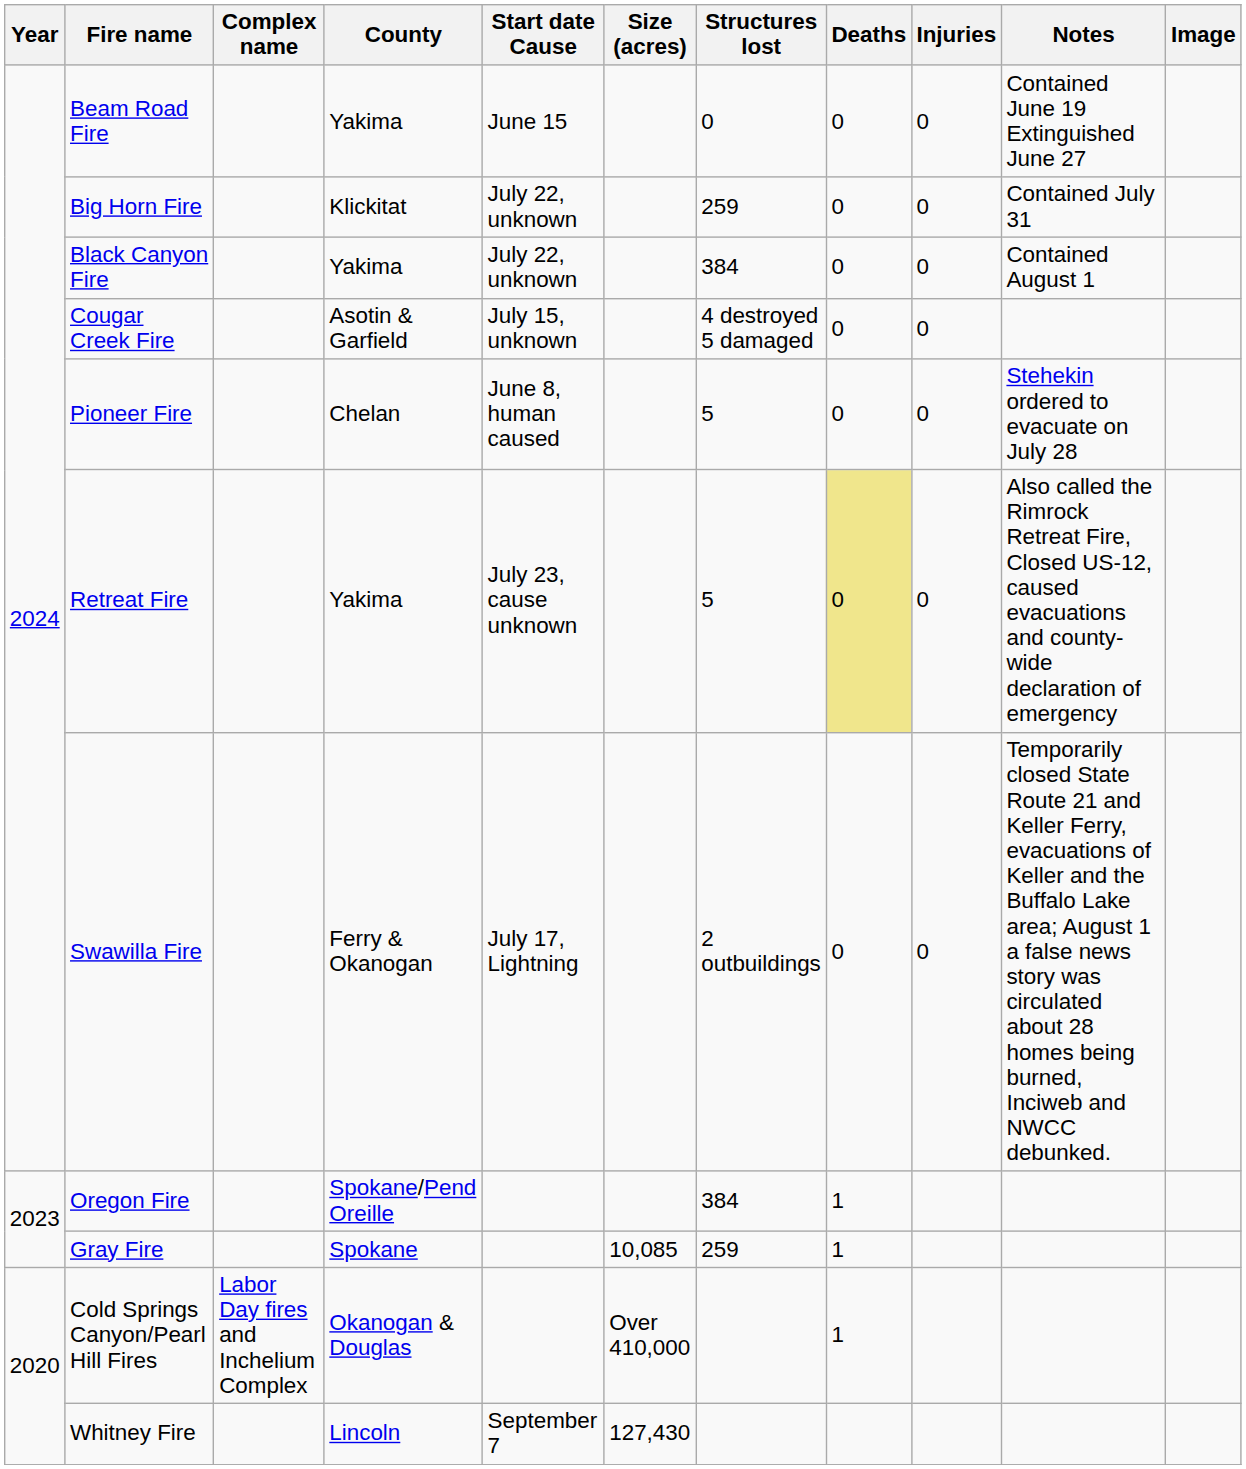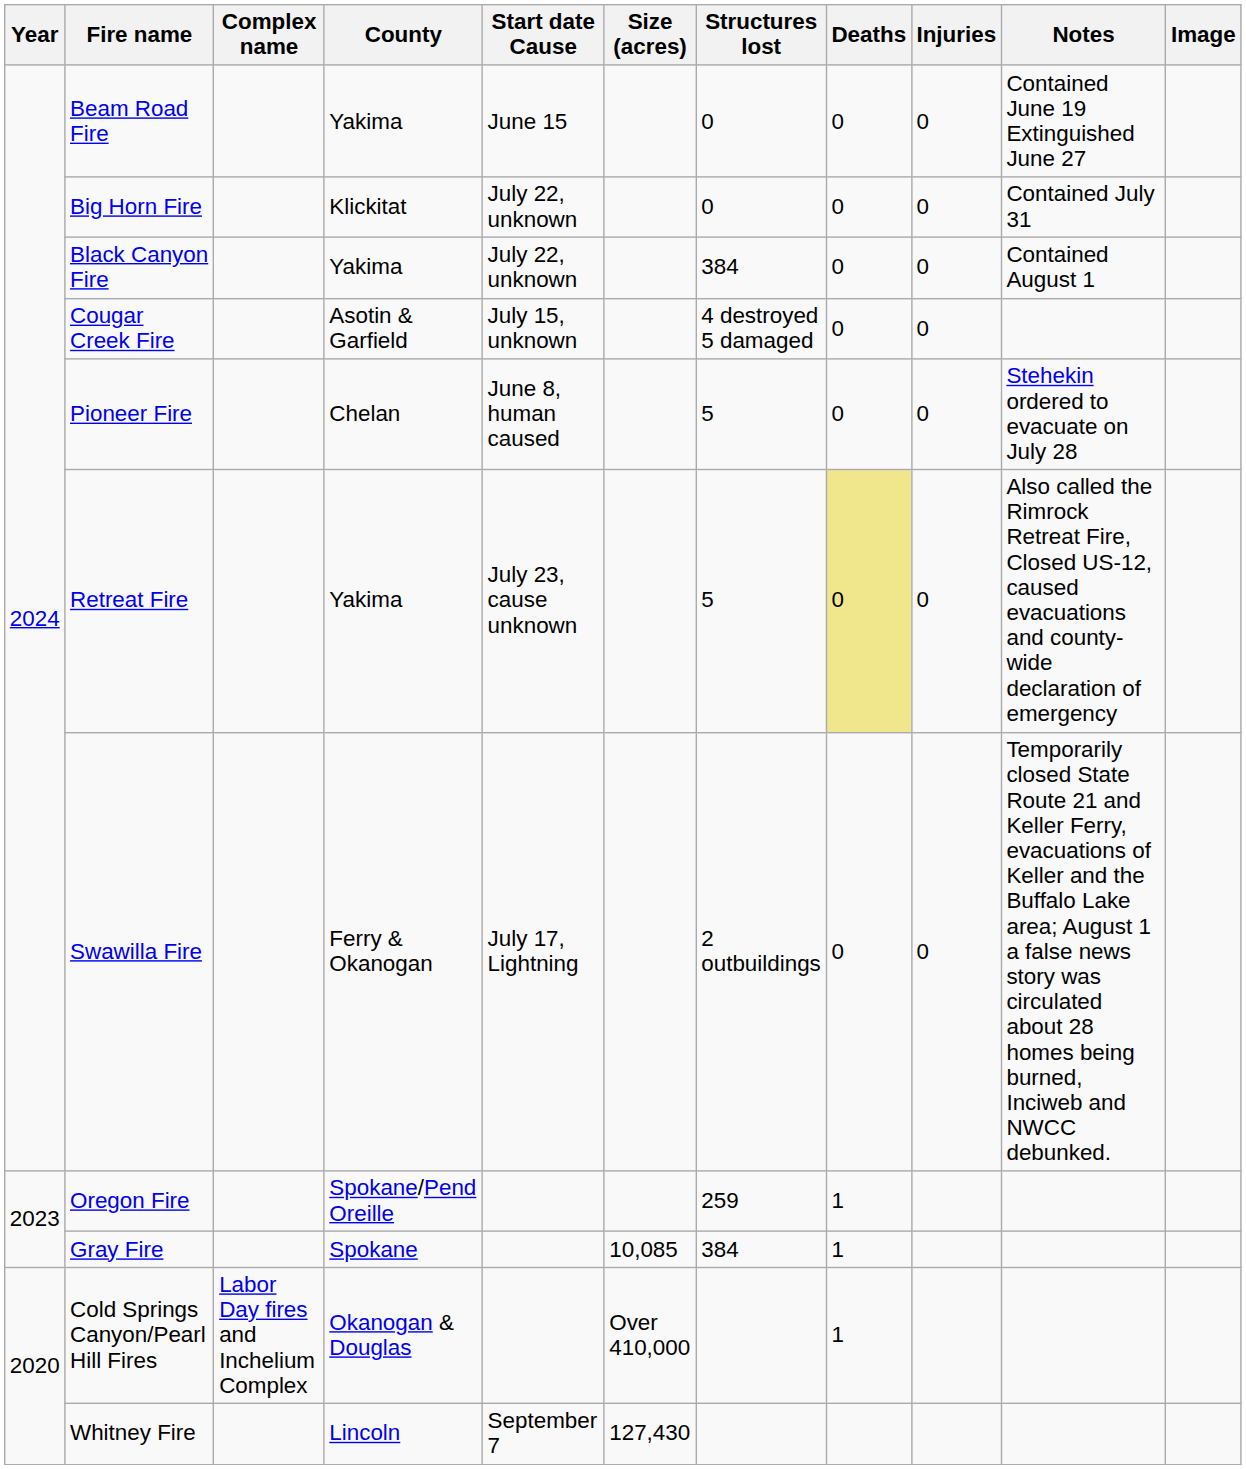(720, 206) 259 -> (708, 206) 0
(720, 1201) 384 -> (720, 1201) 259
(720, 1249) 259 -> (720, 1249) 384
